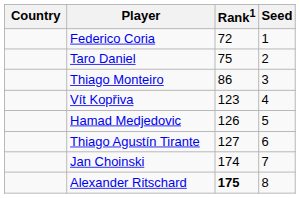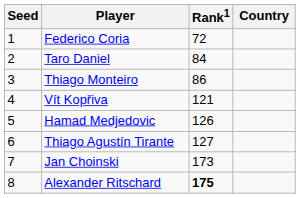columns swapped: (36, 16) <-> (277, 16)
(225, 59) 75 -> (199, 59) 84
(229, 100) 123 -> (203, 100) 121
(229, 162) 174 -> (203, 162) 173
